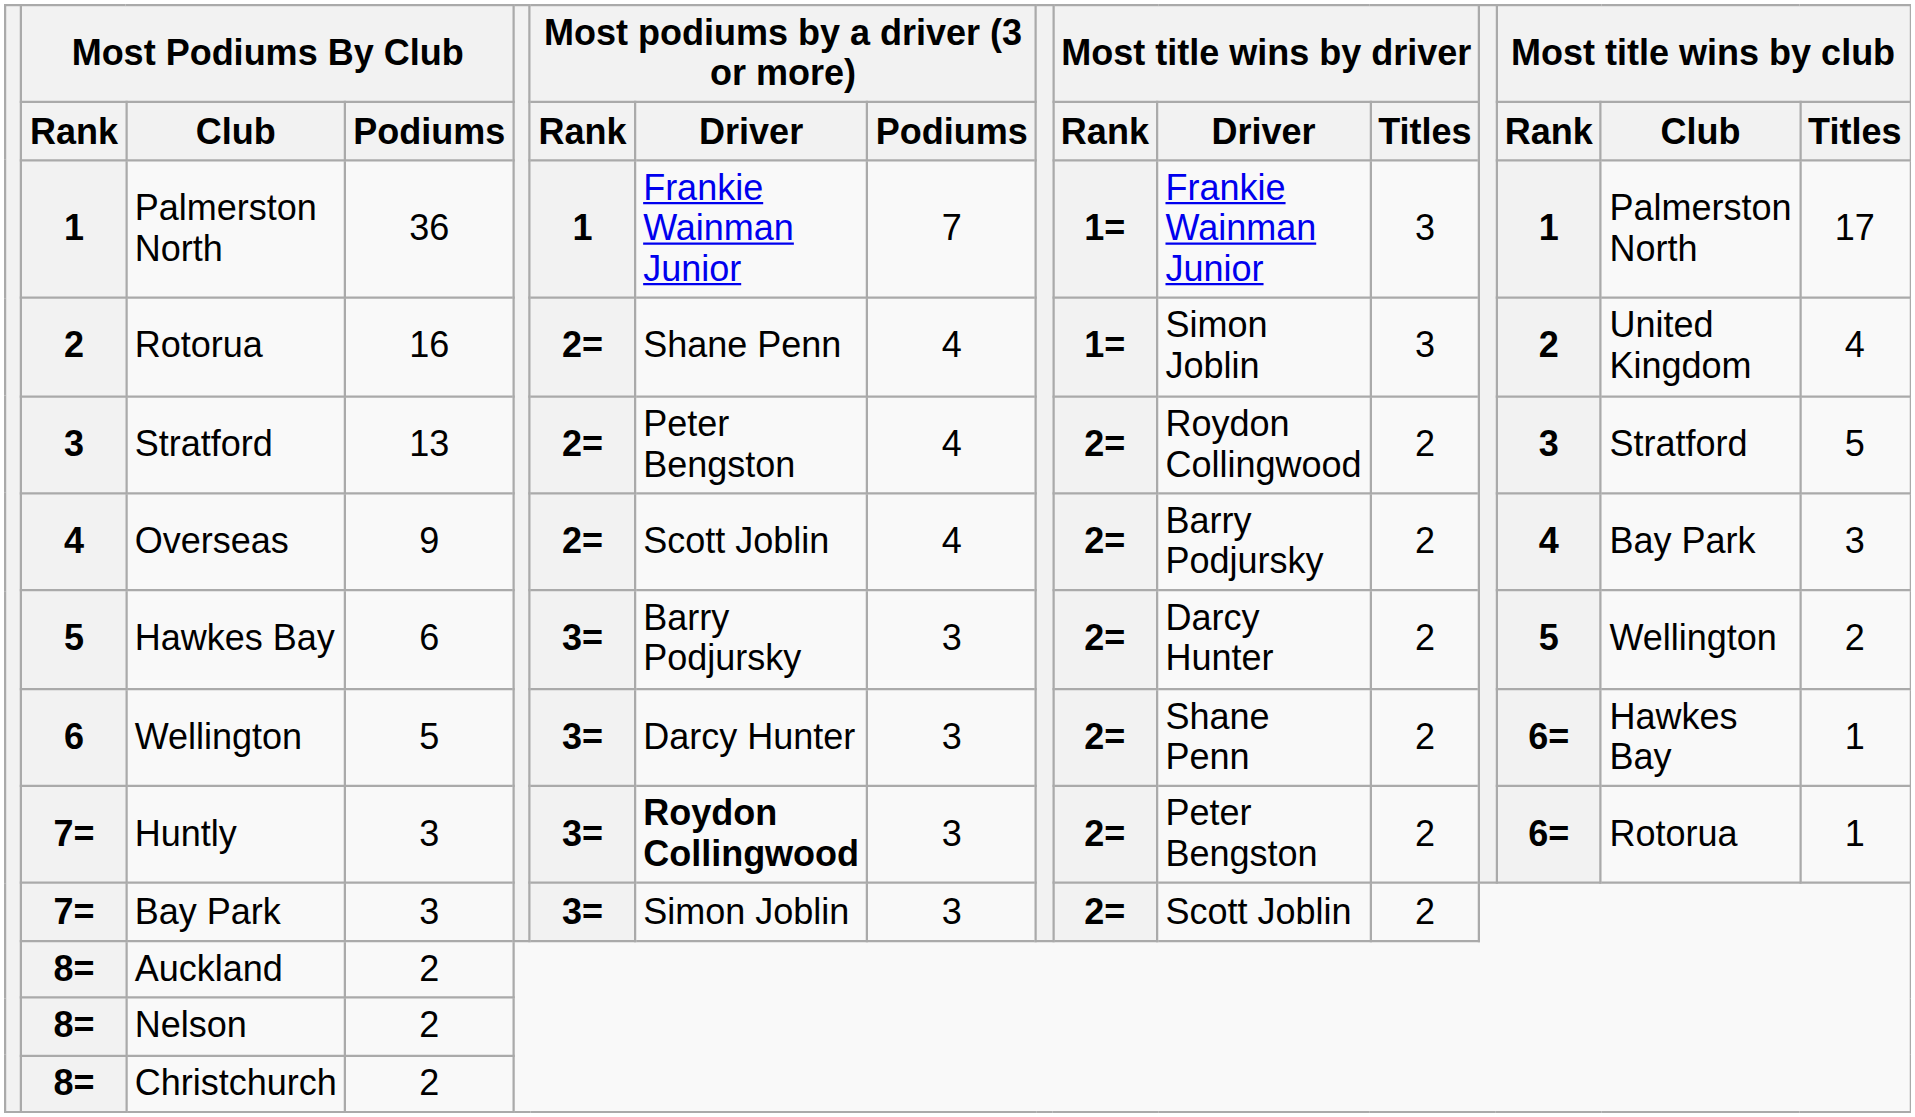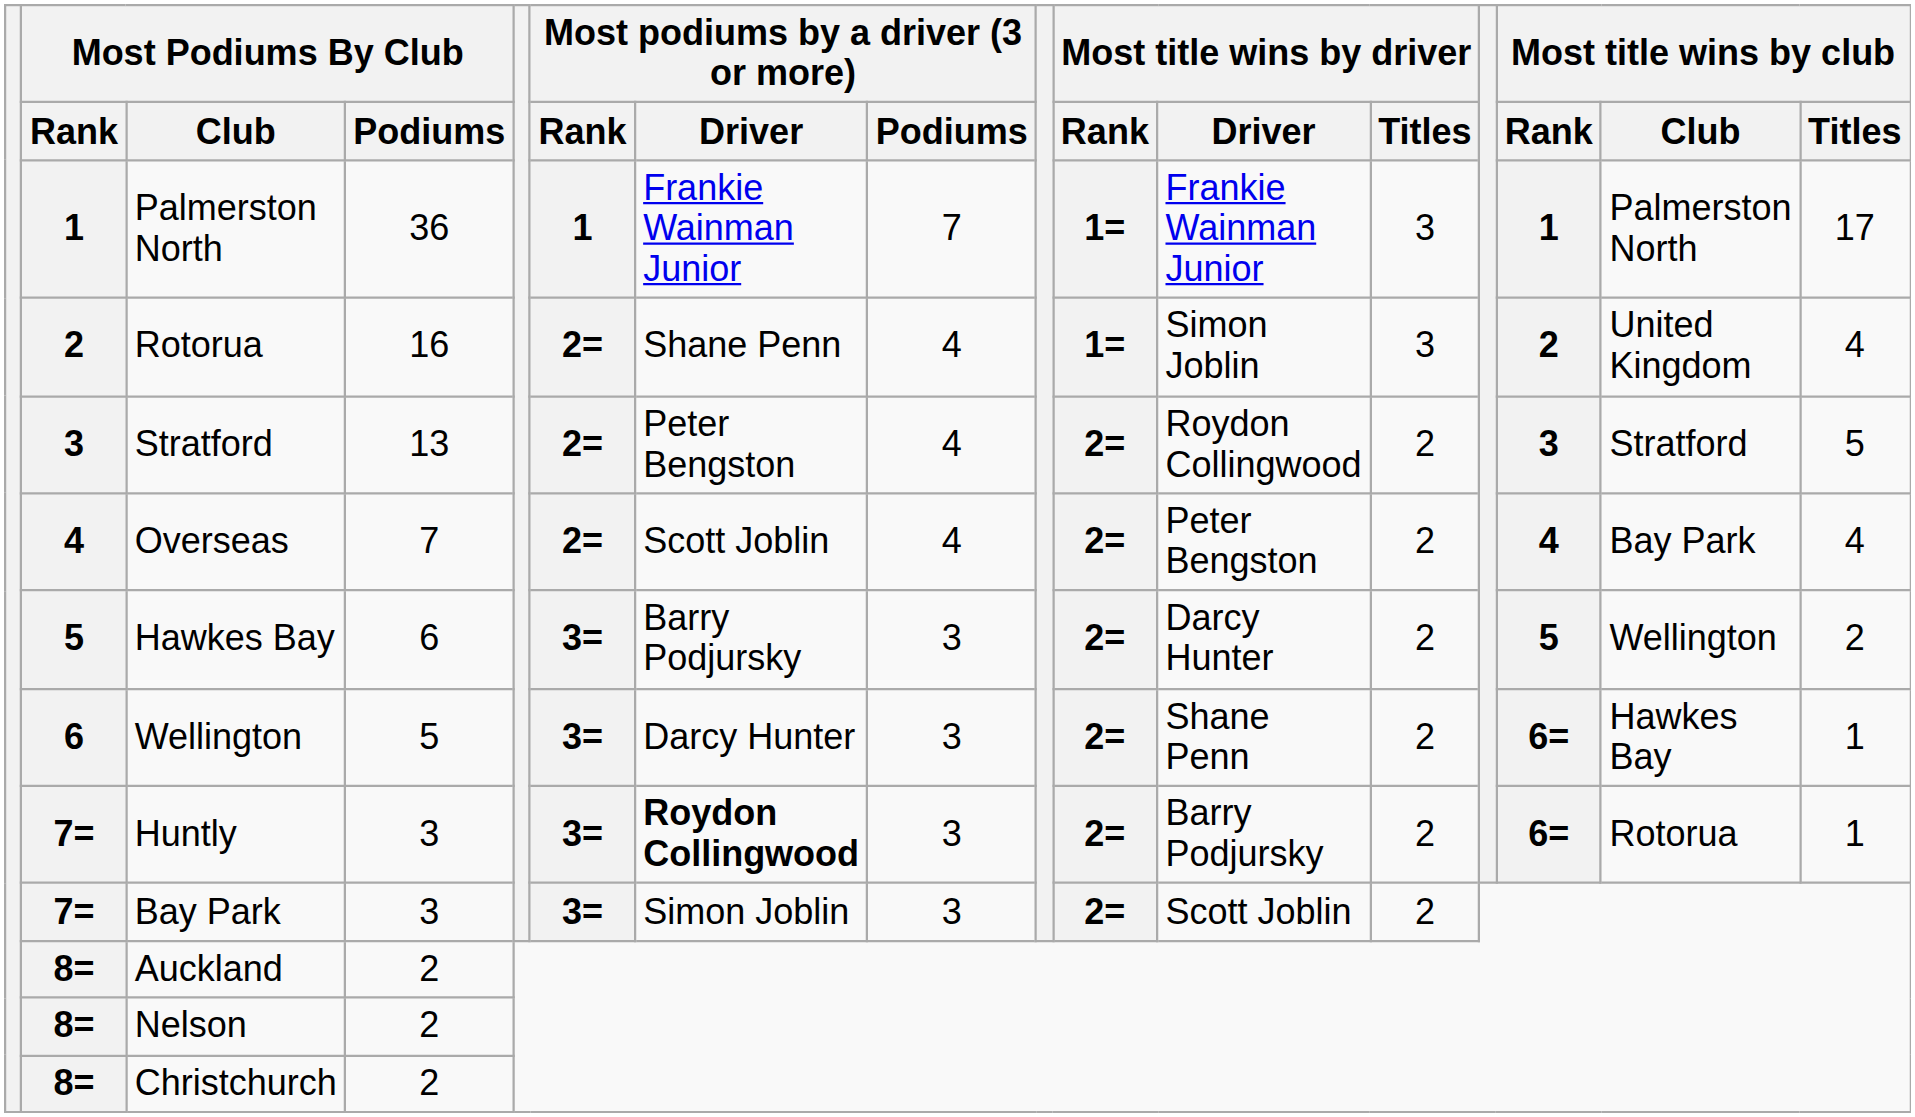(429, 541) 9 -> (429, 541) 7
(1245, 541) Barry Podjursky -> (1242, 541) Peter Bengston
(1855, 541) 3 -> (1855, 541) 4
(1242, 834) Peter Bengston -> (1245, 834) Barry Podjursky
